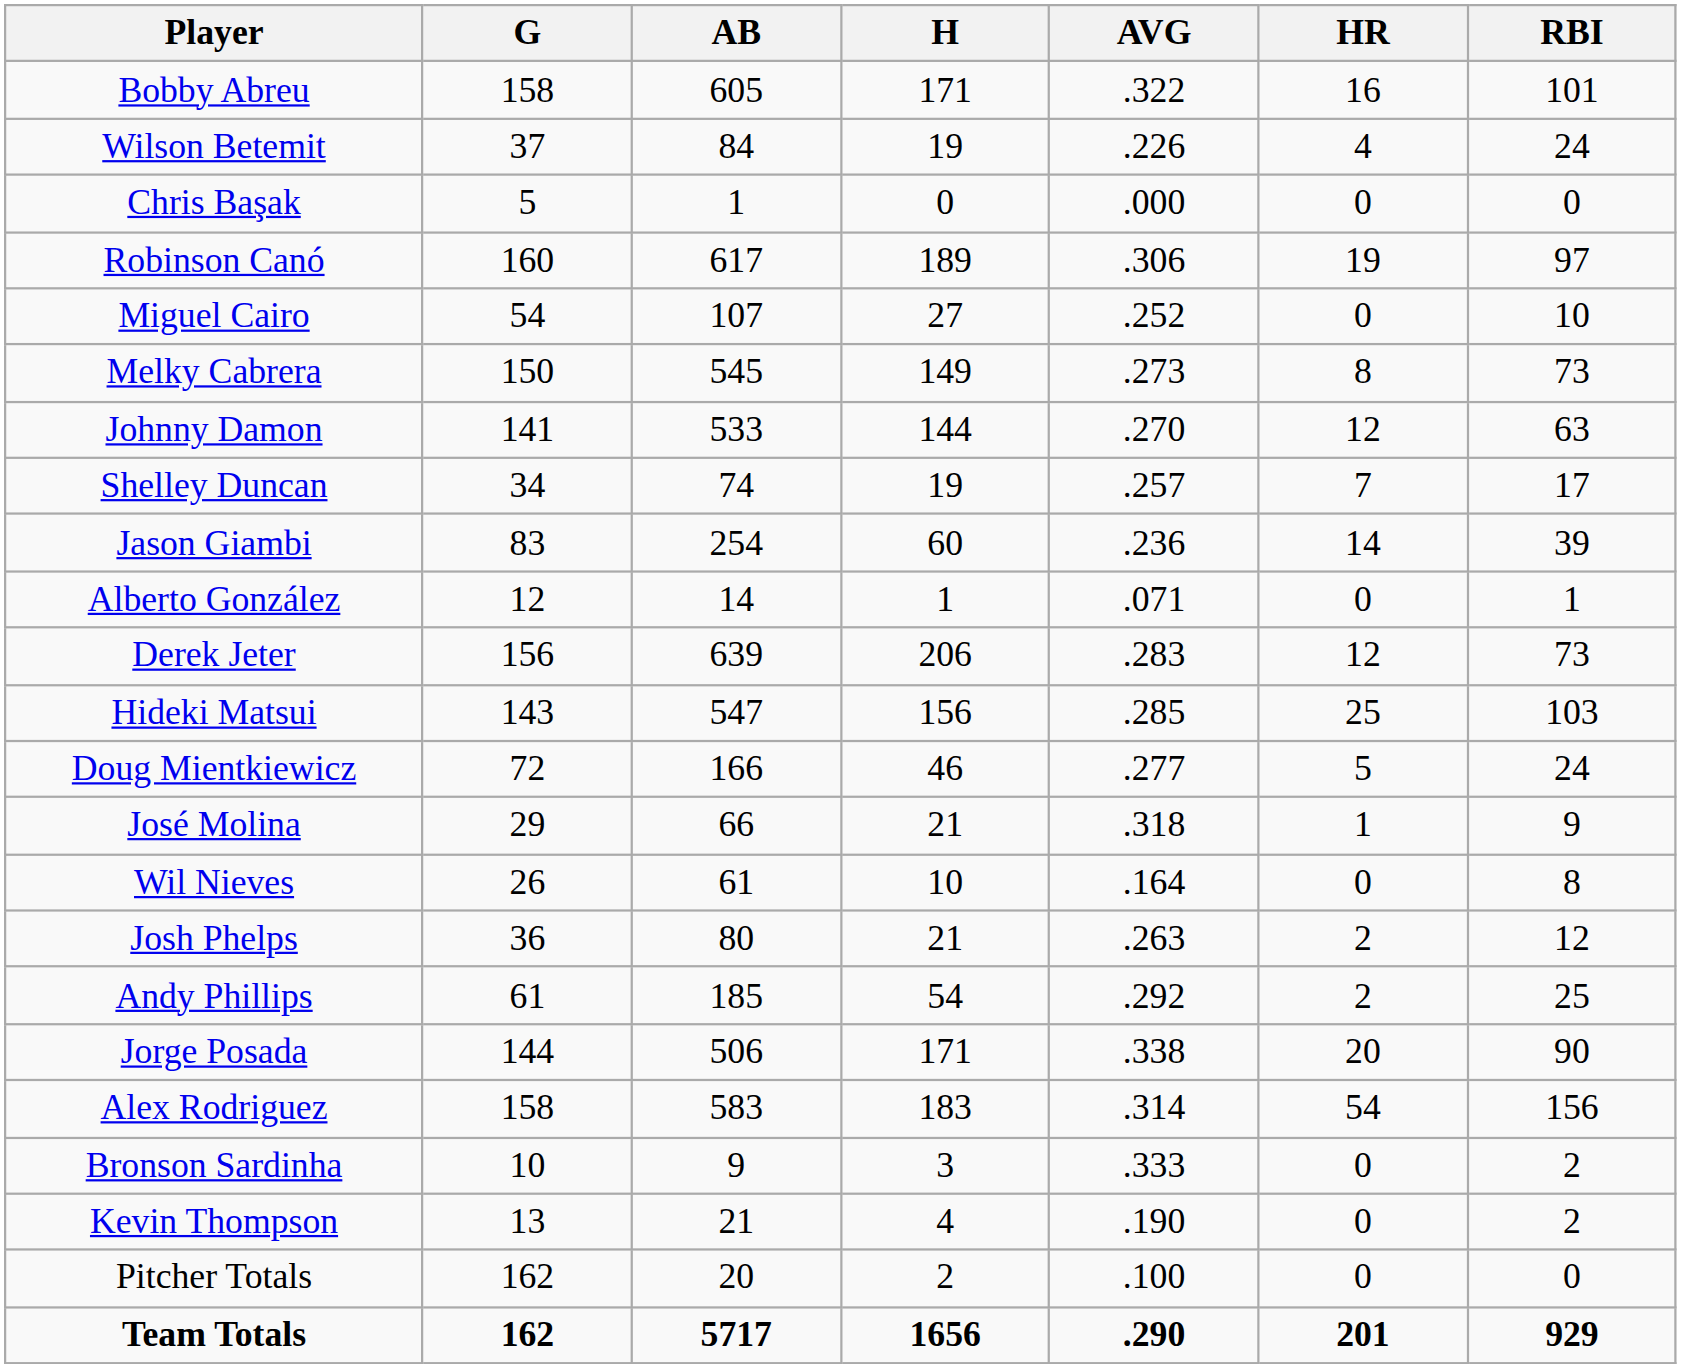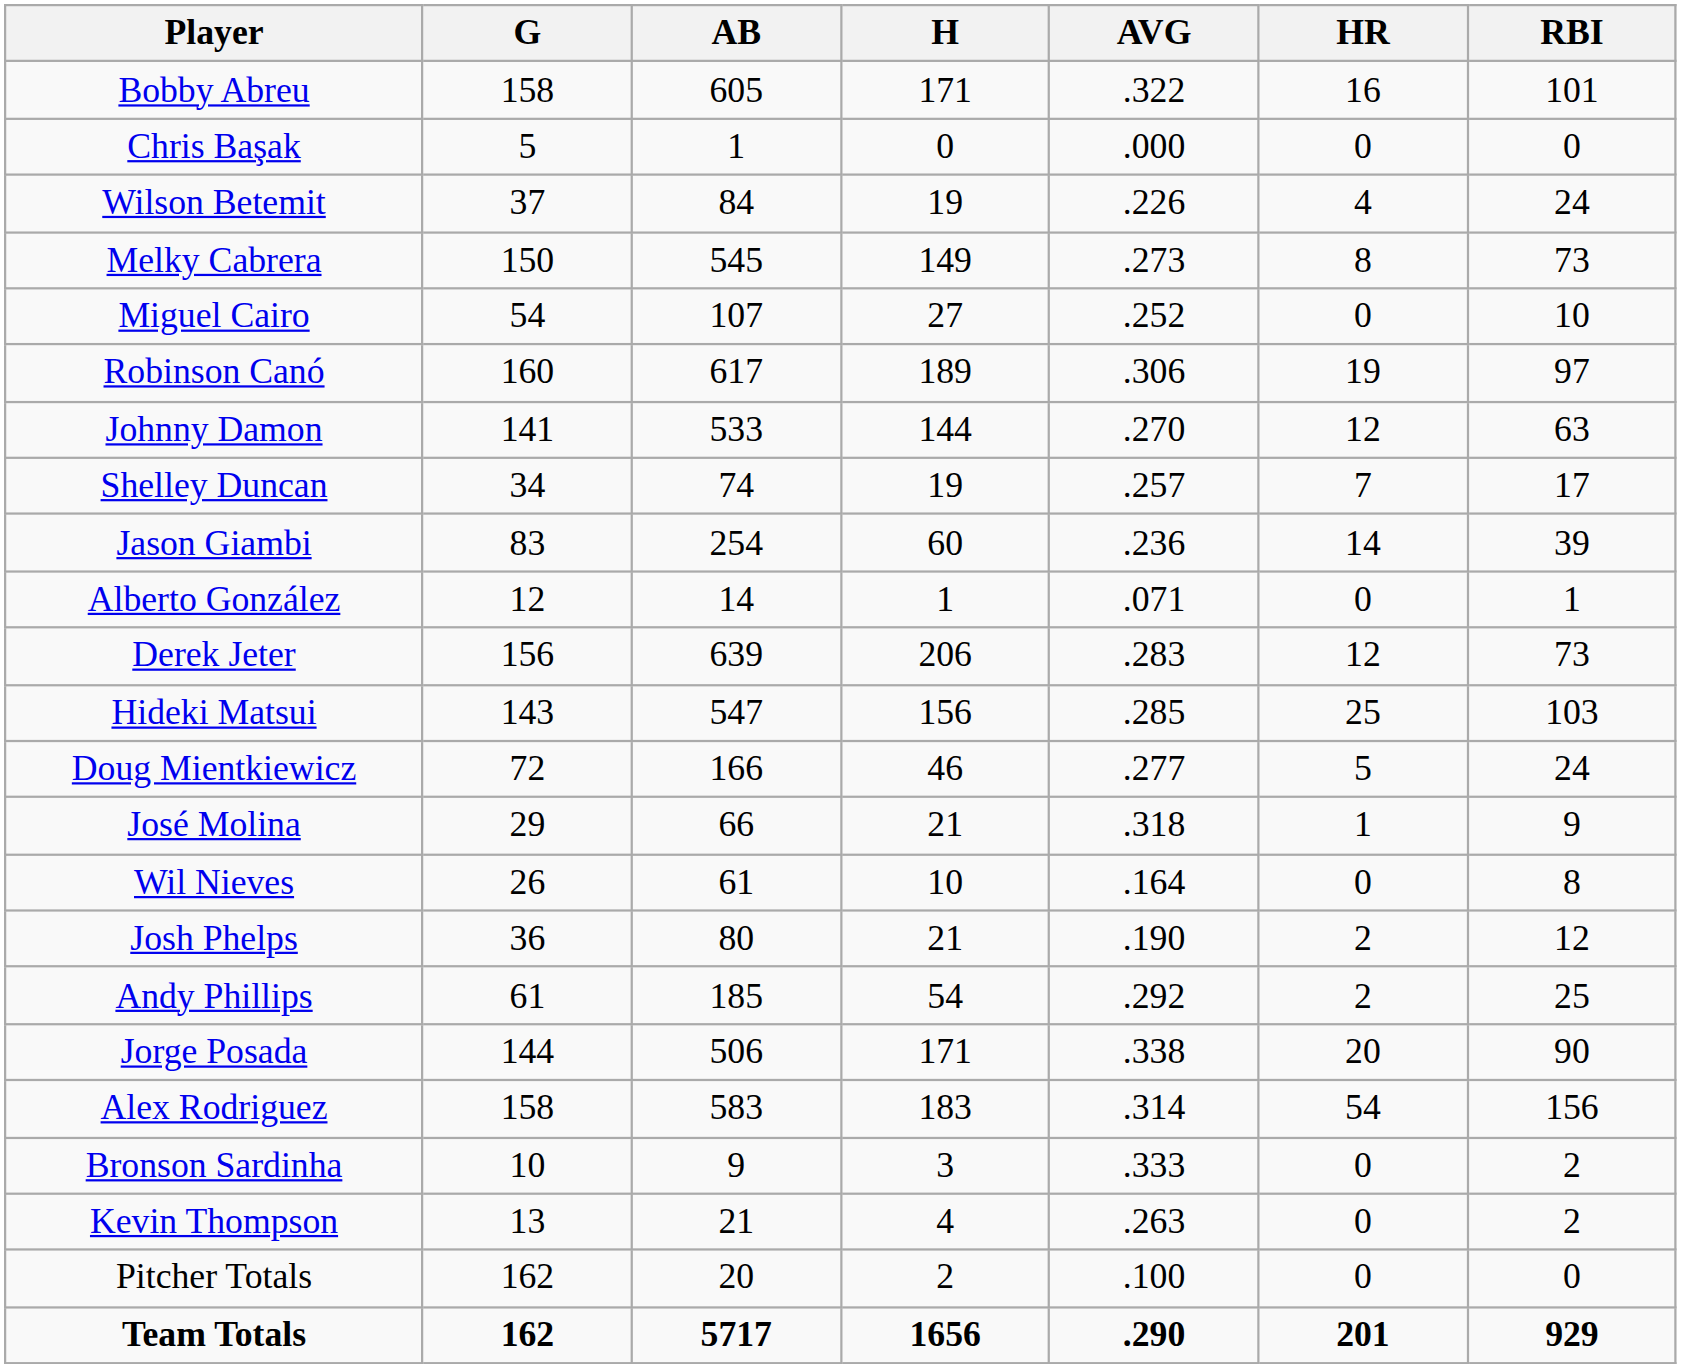rows swapped: (214, 202) <-> (214, 145)
rows swapped: (214, 372) <-> (214, 259)
(1154, 938) .263 -> (1154, 938) .190
(1154, 1221) .190 -> (1154, 1221) .263
